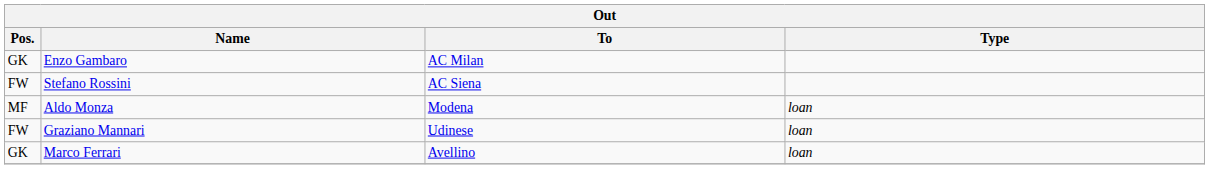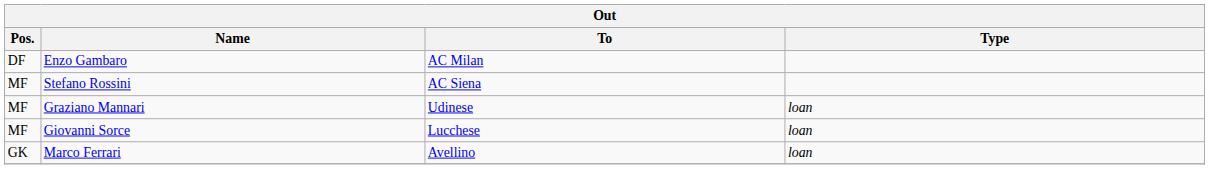(18, 61) GK -> (17, 61) DF
(18, 84) FW -> (18, 84) MF
- row: (78, 107)
(18, 130) FW -> (18, 107) MF
+ row: (87, 130)
